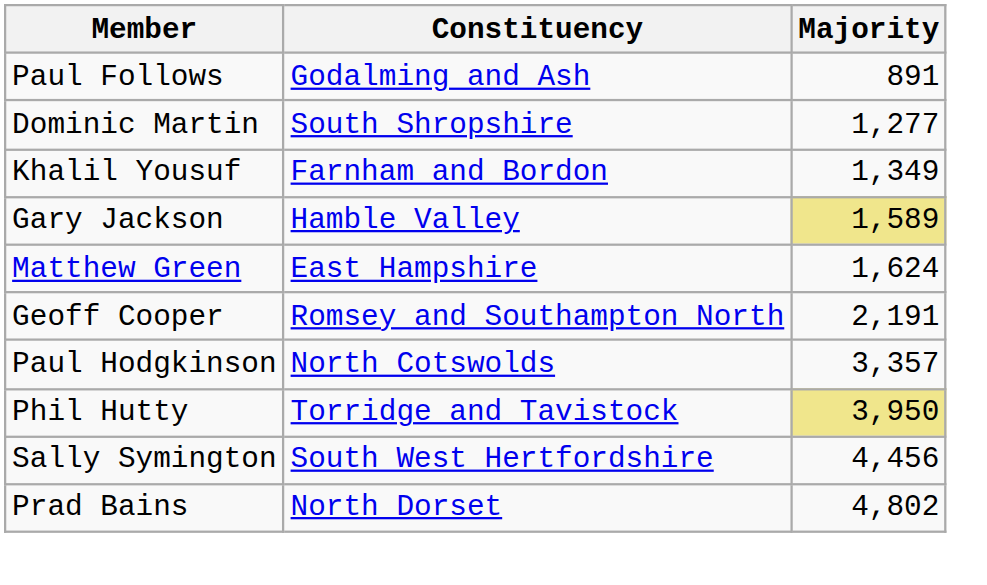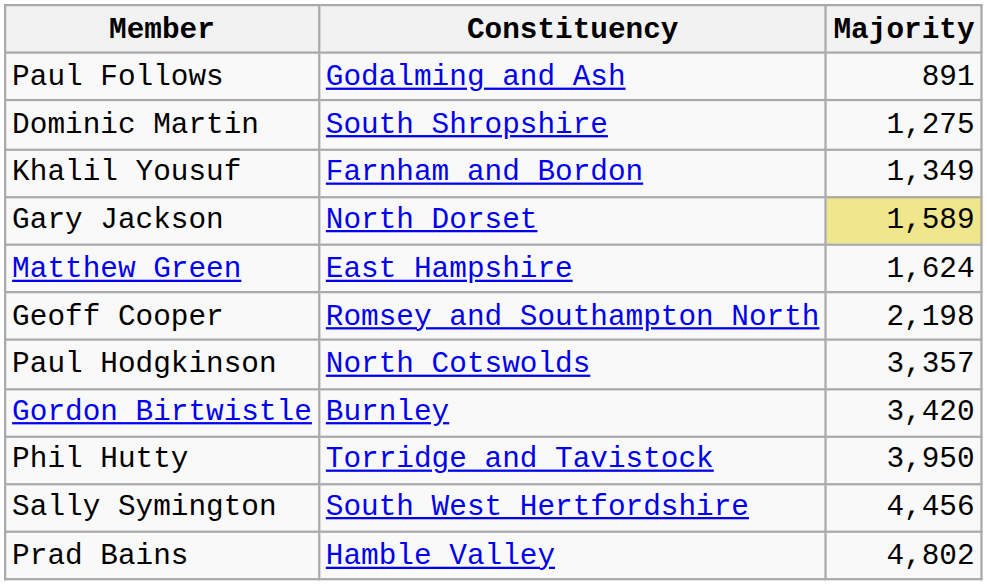(895, 125) 1,277 -> (930, 125) 1,275
(405, 221) Hamble Valley -> (432, 221) North Dorset
(895, 316) 2,191 -> (930, 316) 2,198
+ row: (162, 412)
(895, 412) khaki background -> (930, 460) no background
(396, 508) North Dorset -> (440, 556) Hamble Valley
